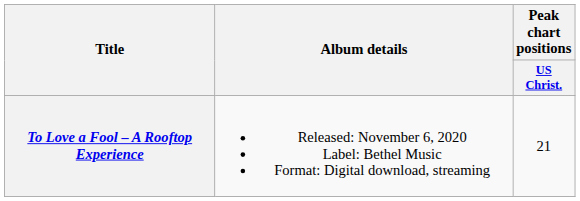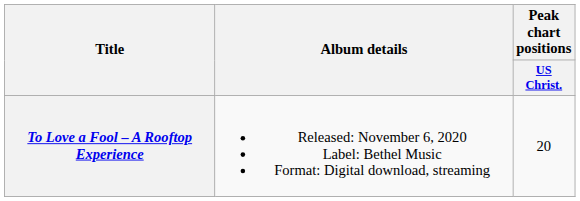(544, 146) 21 -> (544, 146) 20
